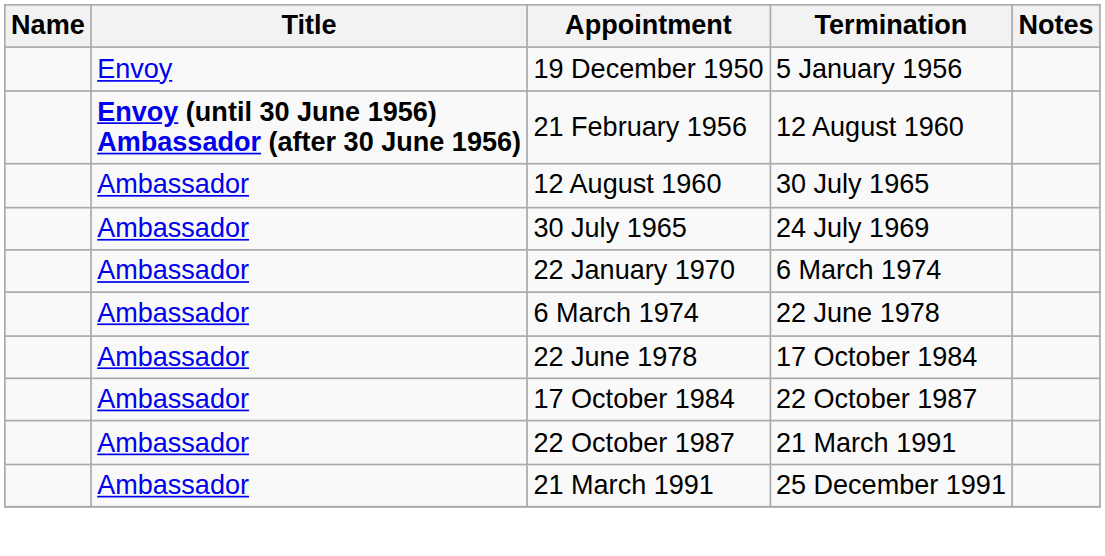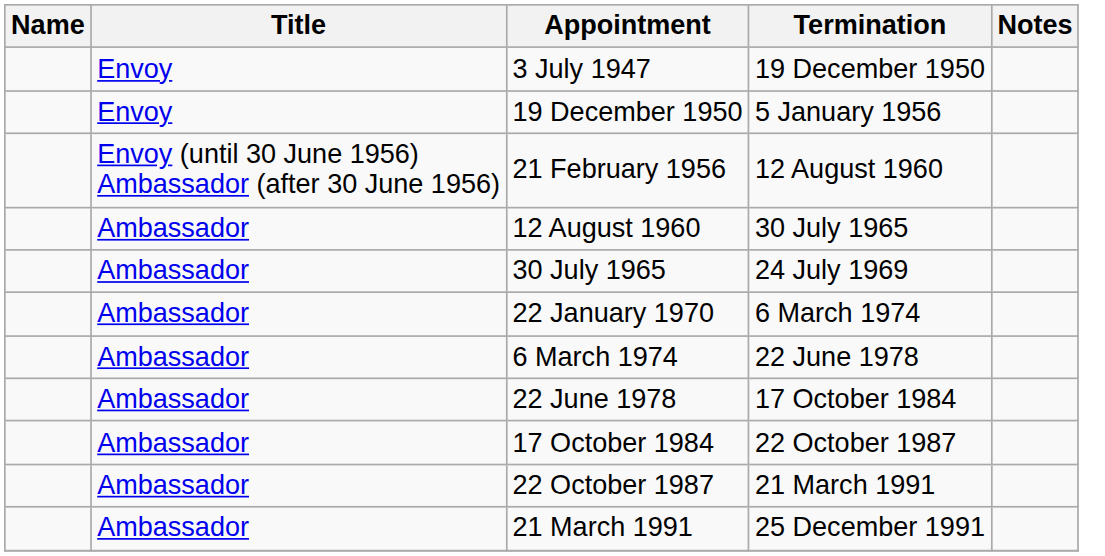+ row: (582, 68)
(309, 126) bold -> (299, 169) normal
